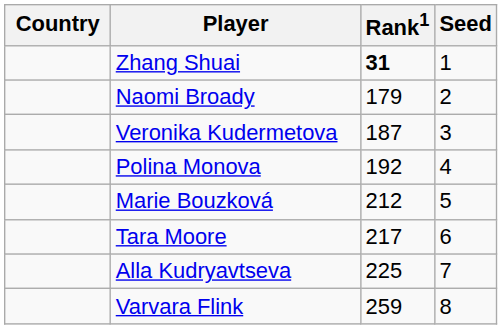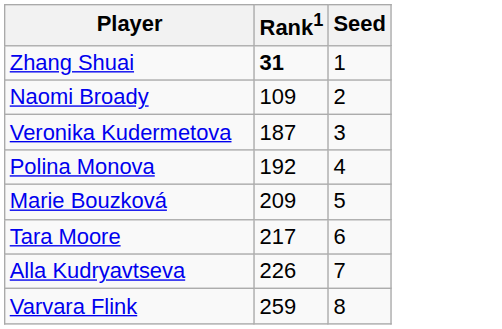- column: (58, 24)
(384, 97) 179 -> (278, 97) 109
(384, 201) 212 -> (278, 201) 209
(384, 271) 225 -> (278, 271) 226
